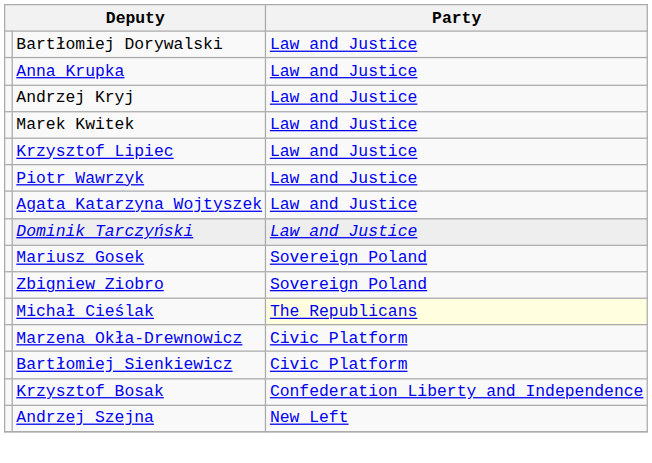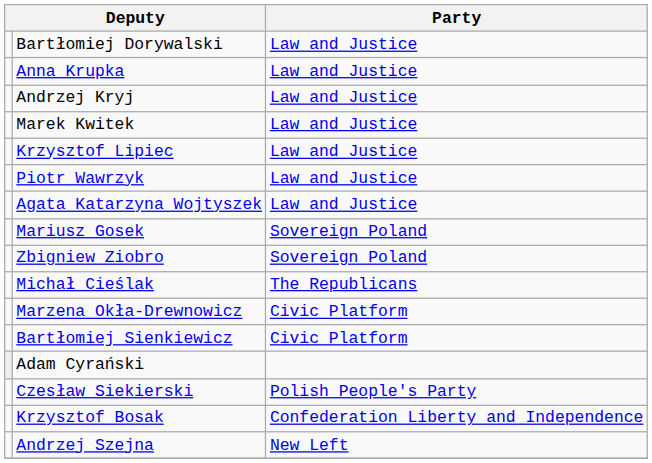- row: (105, 232)
(344, 312) lightyellow background -> (344, 285) no background
+ row: (80, 365)
+ row: (105, 392)
